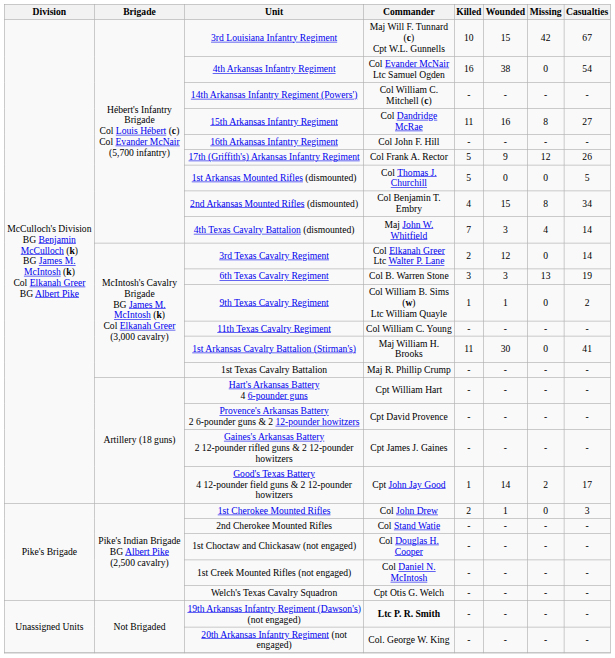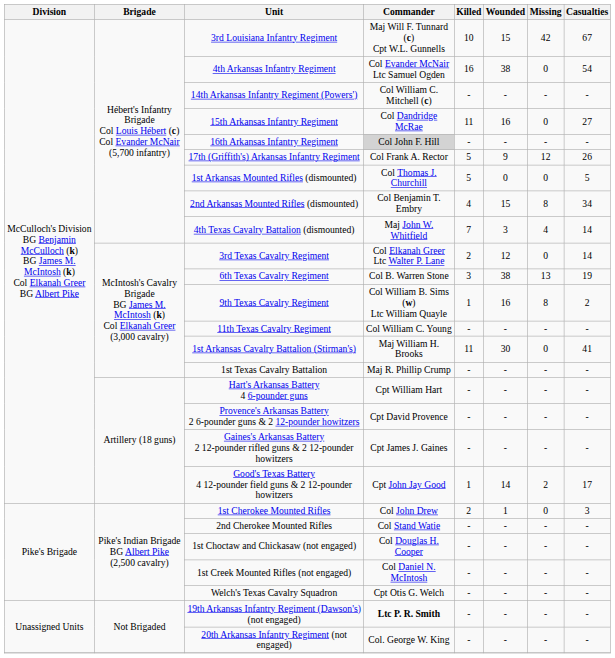(546, 121) 8 -> (546, 121) 0
(409, 142) no background -> (409, 142) lightgrey background
(505, 276) 3 -> (505, 276) 38
(505, 302) 1 -> (505, 302) 16
(546, 302) 0 -> (546, 302) 8
